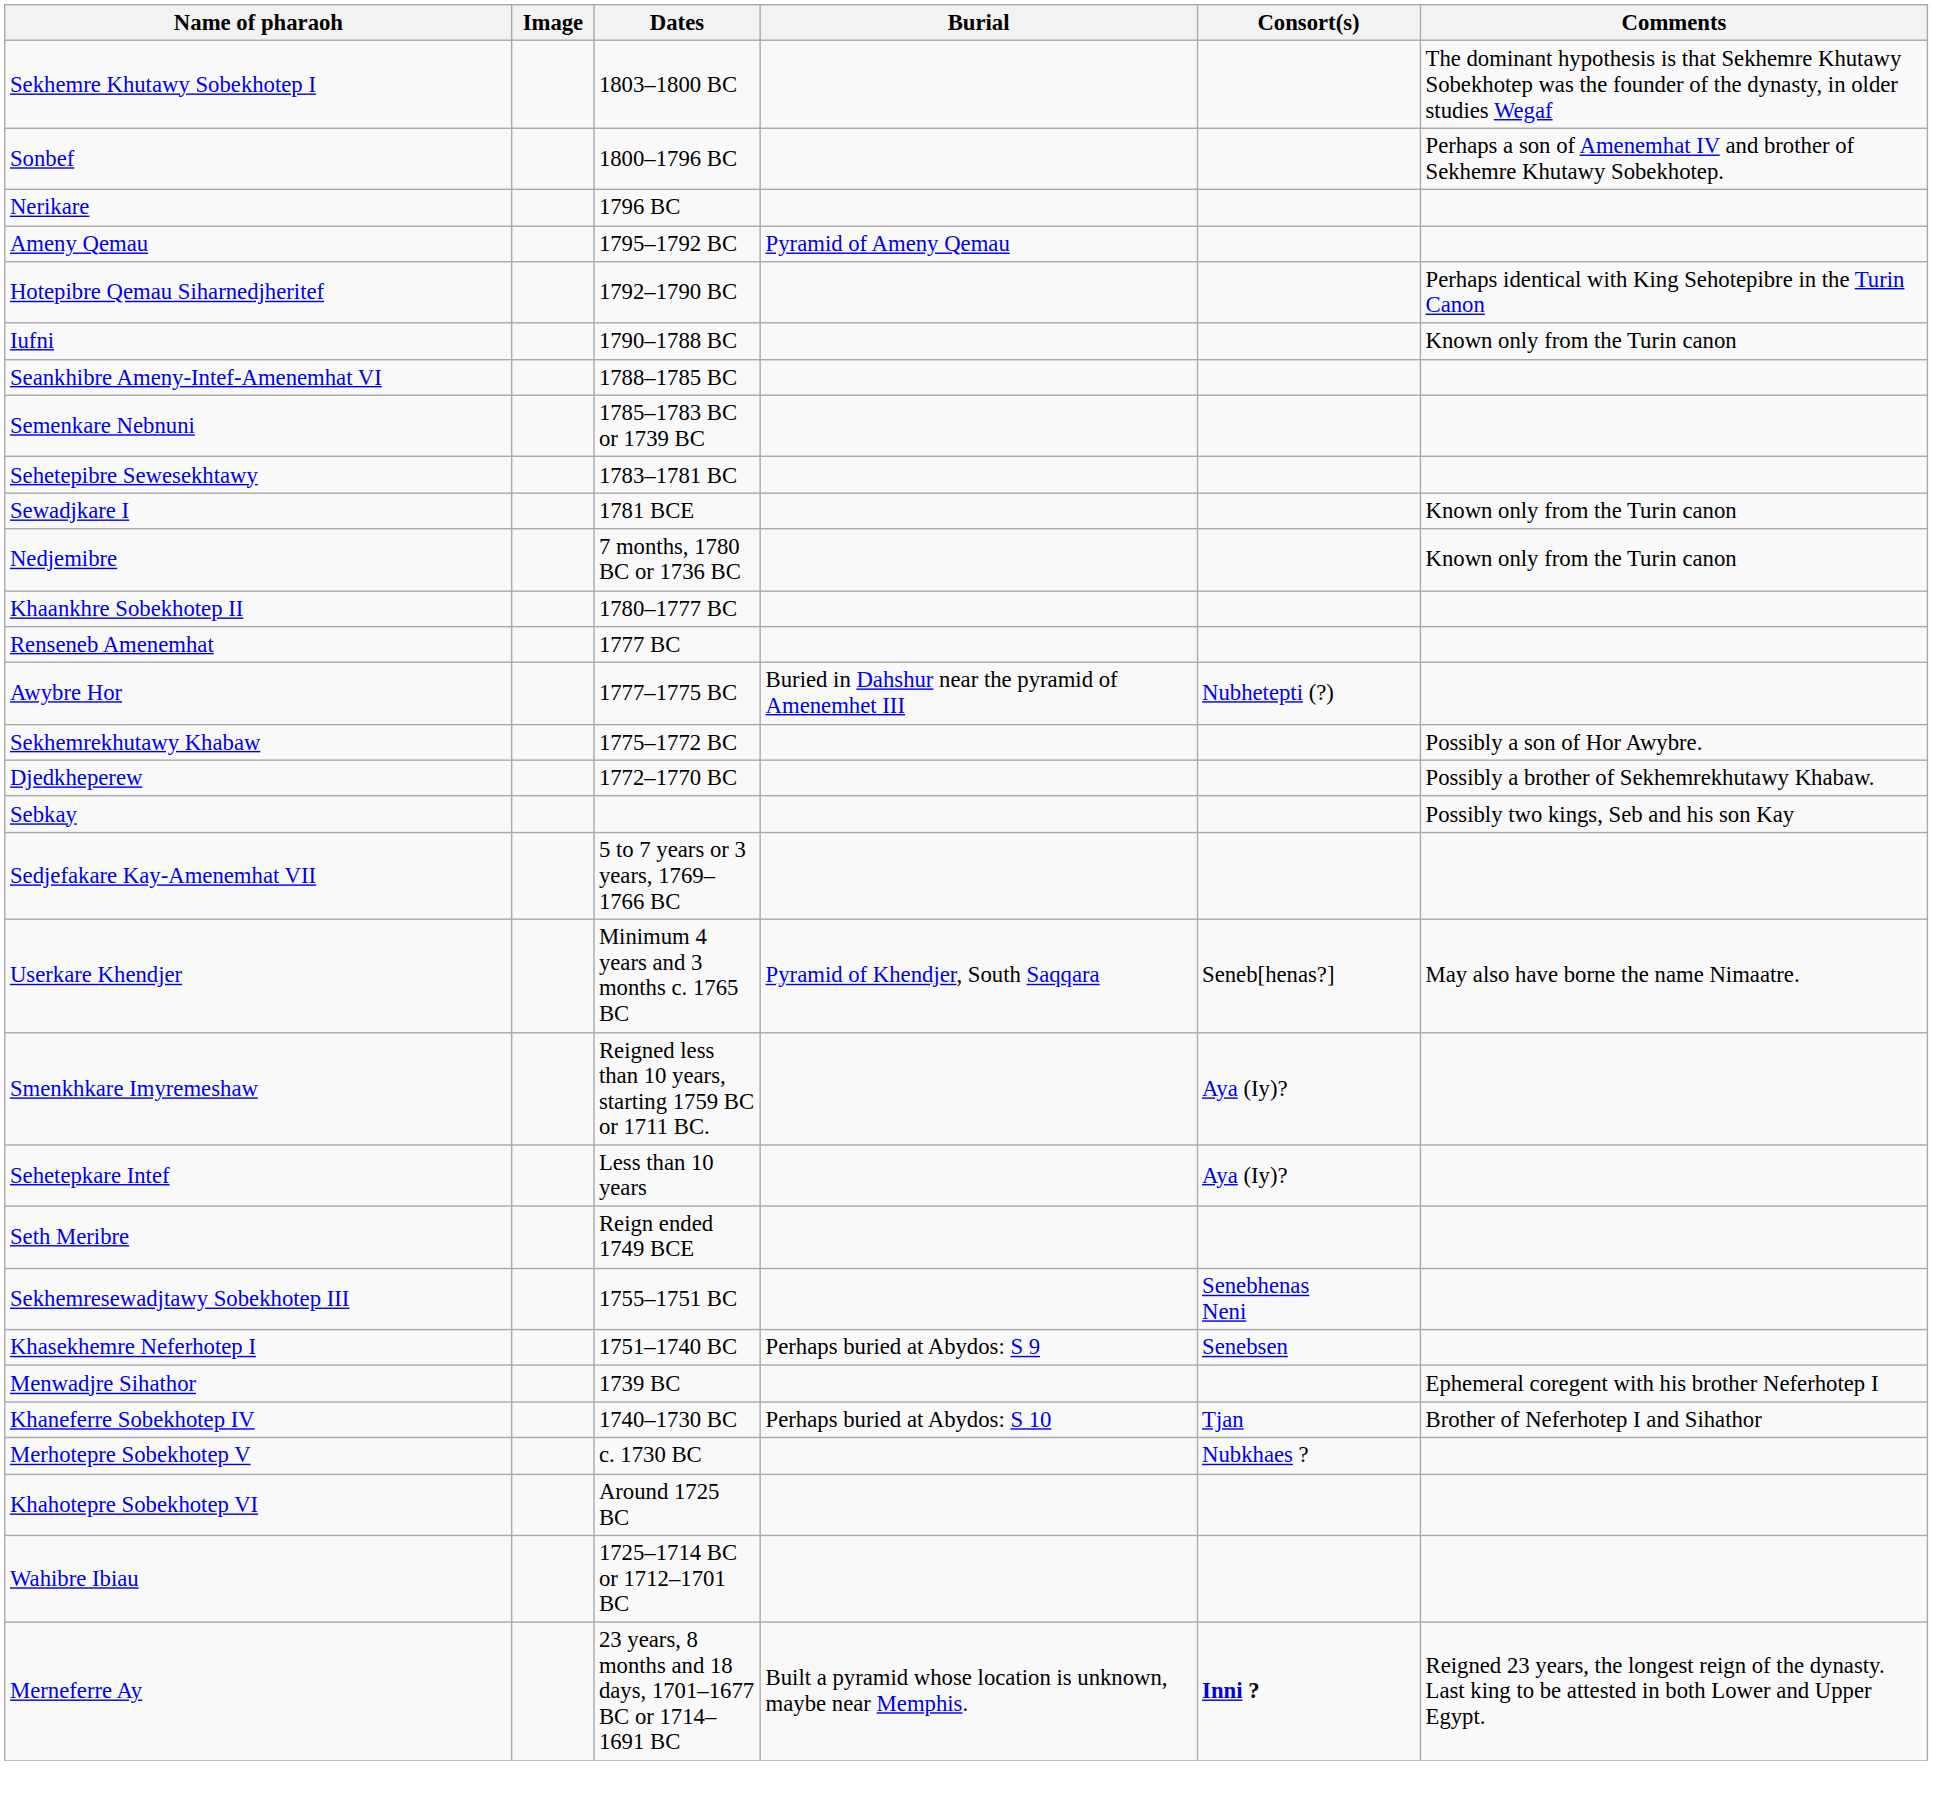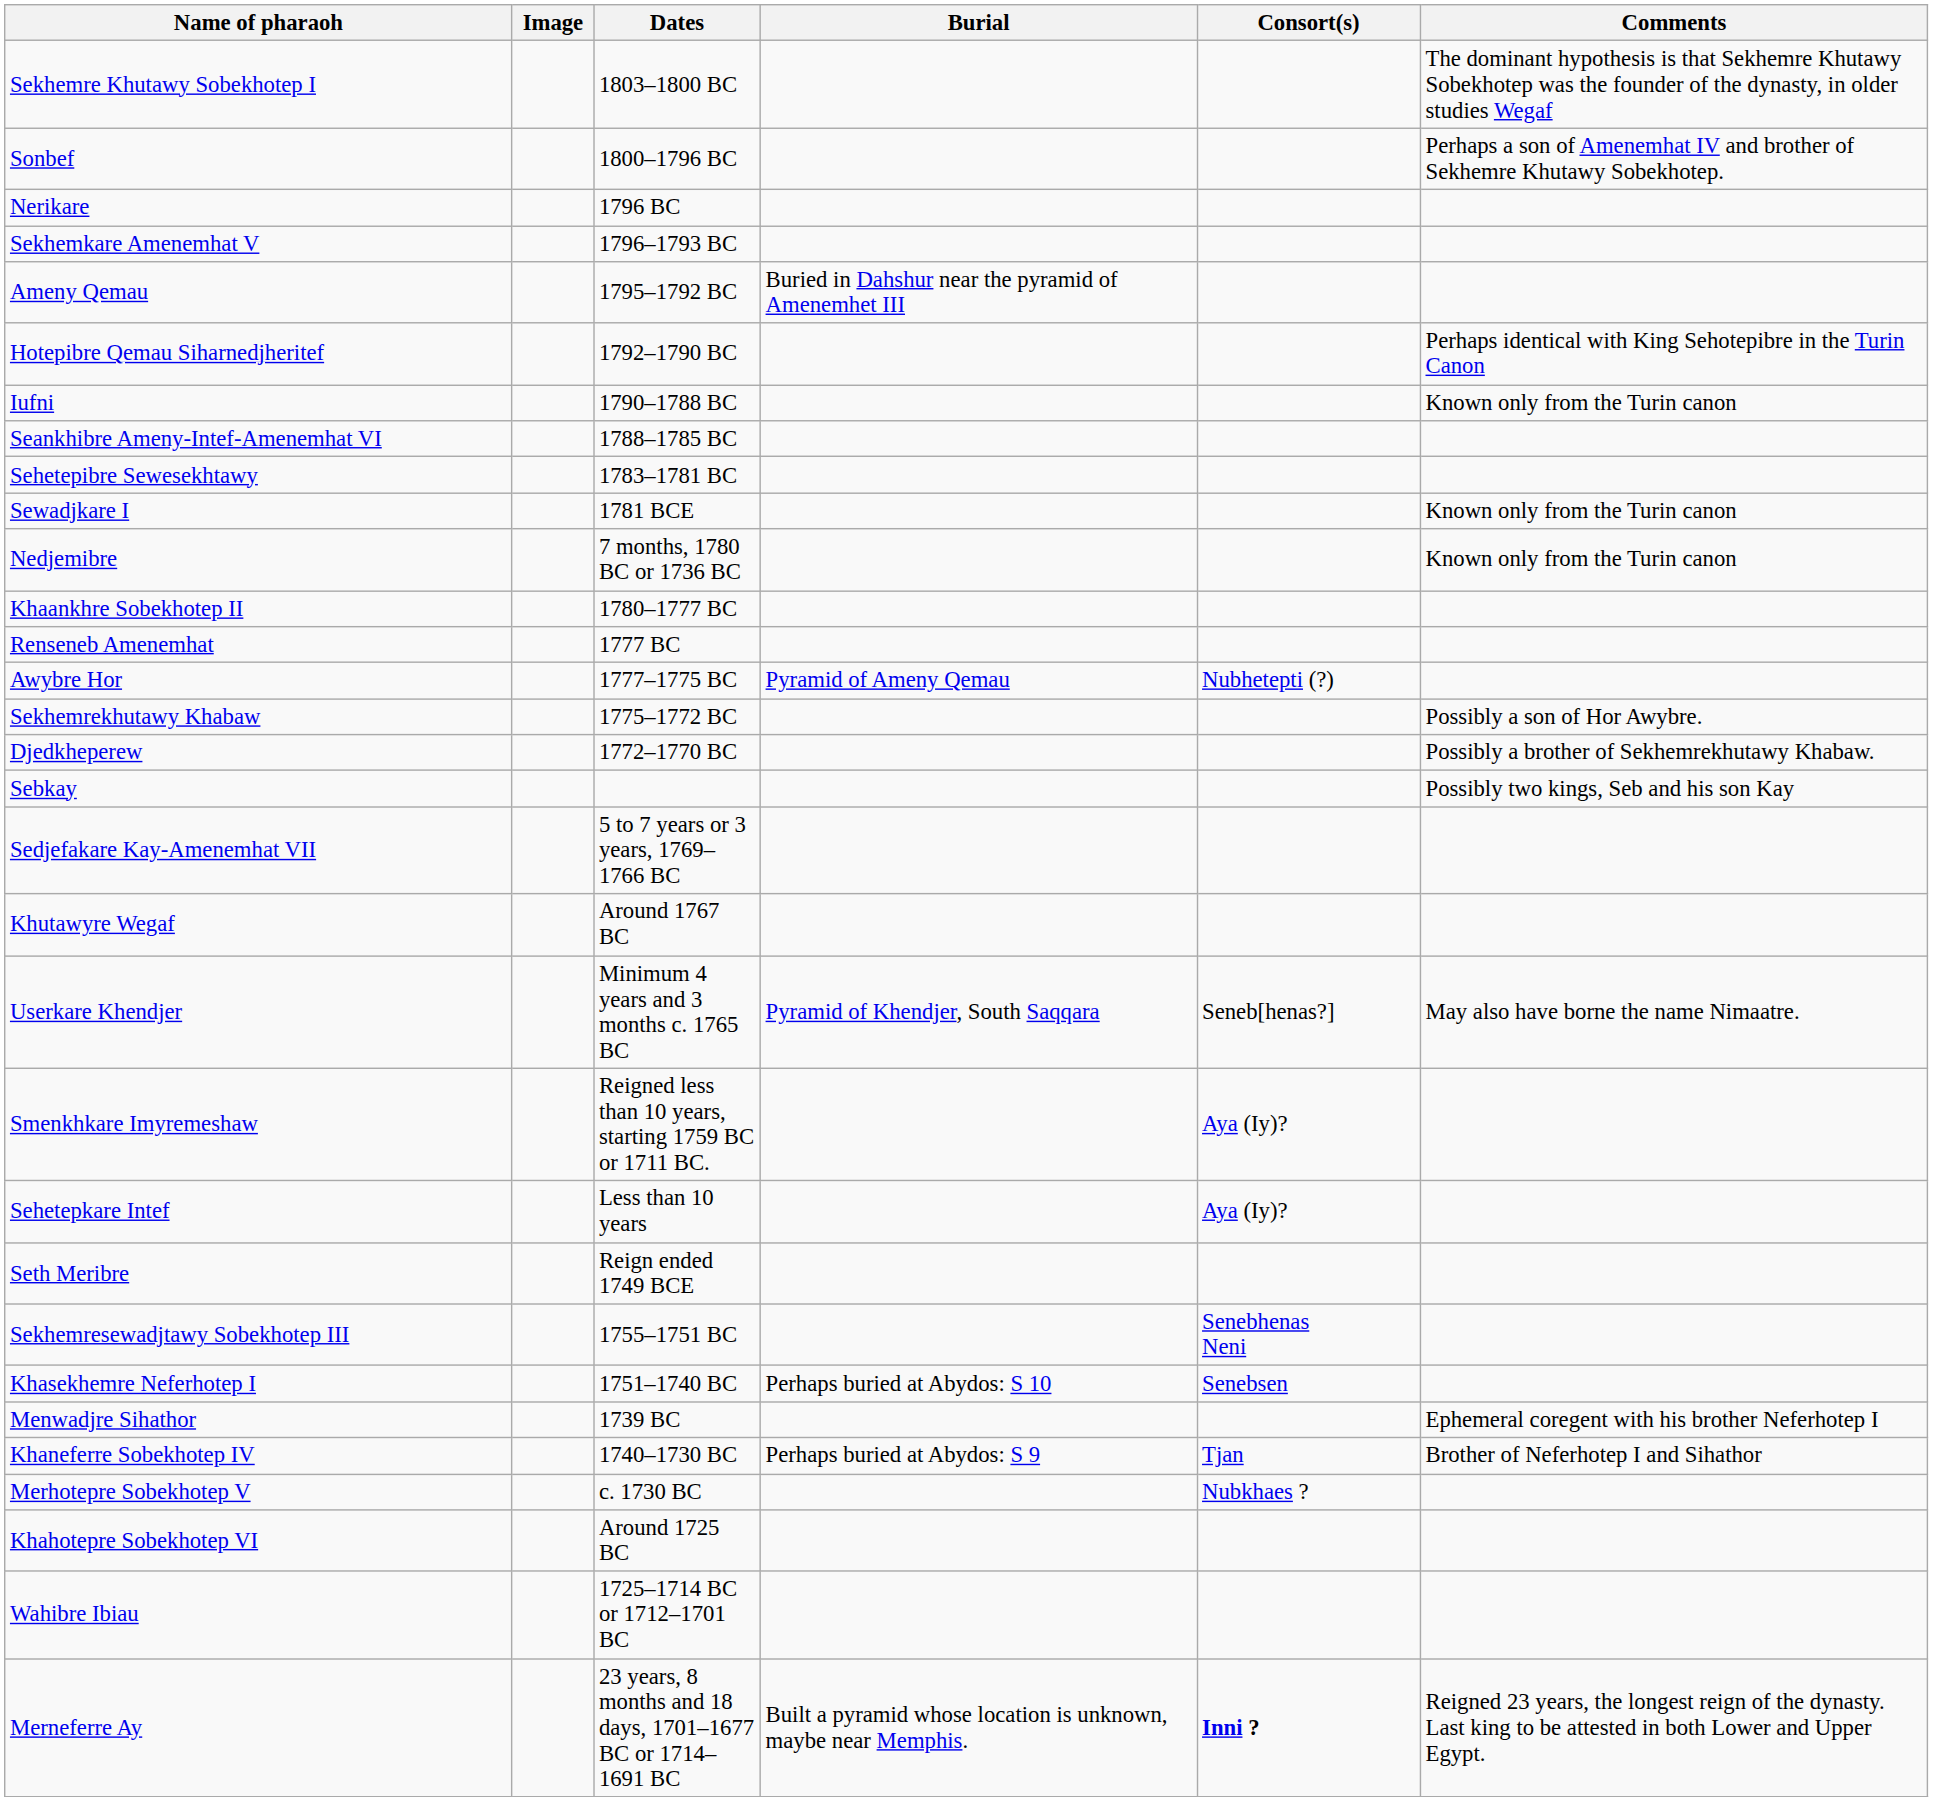+ row: (135, 243)
(888, 243) Pyramid of Ameny Qemau -> (942, 292) Buried in Dahshur near the pyramid of Amenemhet III
- row: (102, 425)
(942, 693) Buried in Dahshur near the pyramid of Amenemhet III -> (888, 680) Pyramid of Ameny Qemau
+ row: (92, 924)
(903, 1347) Perhaps buried at Abydos: S 9 -> (909, 1383) Perhaps buried at Abydos: S 10
(909, 1419) Perhaps buried at Abydos: S 10 -> (903, 1455) Perhaps buried at Abydos: S 9
